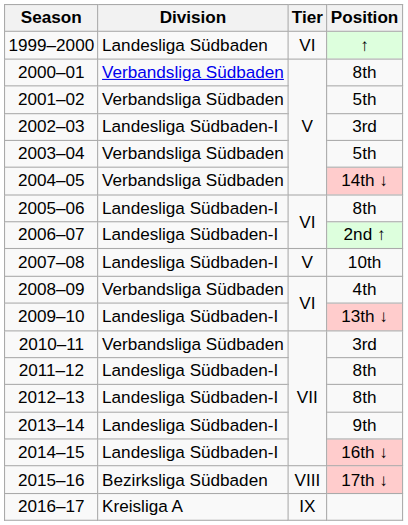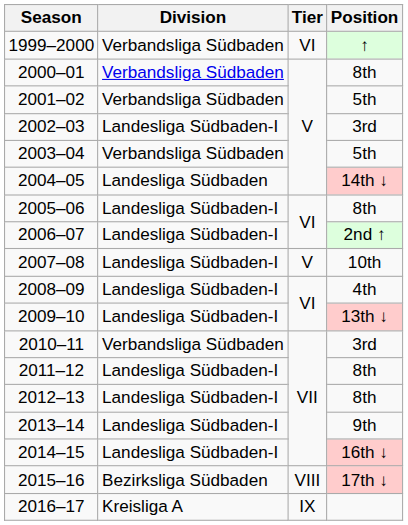(185, 45) Landesliga Südbaden -> (193, 45) Verbandsliga Südbaden
(193, 180) Verbandsliga Südbaden -> (185, 180) Landesliga Südbaden
(193, 289) Verbandsliga Südbaden -> (190, 289) Landesliga Südbaden-I
